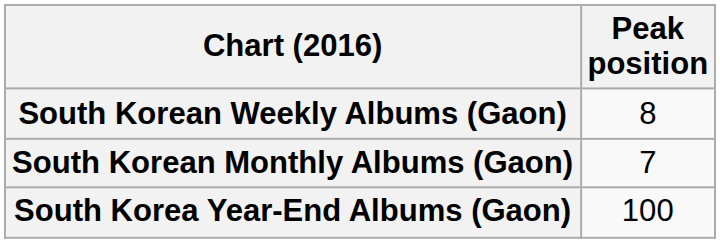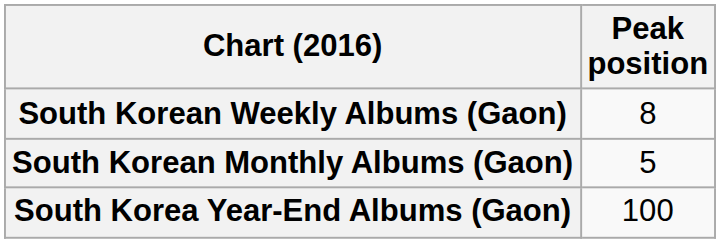(648, 162) 7 -> (648, 162) 5
